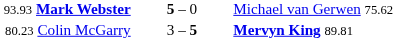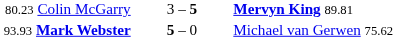rows swapped: (67, 9) <-> (68, 30)
